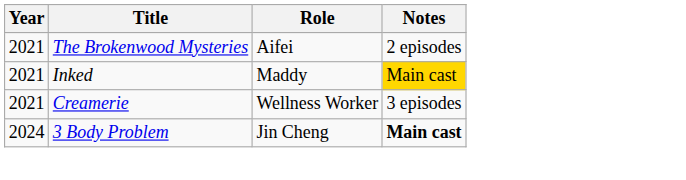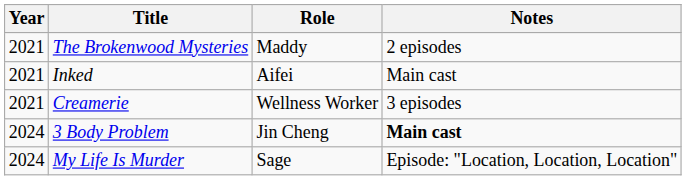(275, 47) Aifei -> (282, 47) Maddy
(282, 75) Maddy -> (275, 75) Aifei
(422, 75) gold background -> (422, 75) no background
+ row: (118, 160)
